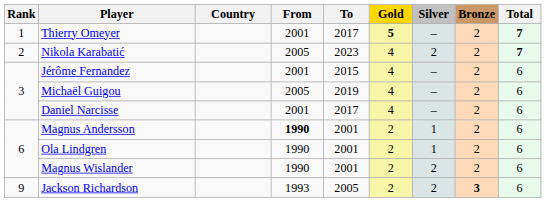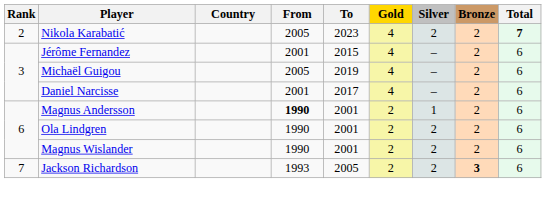- row: (81, 33)
(434, 149) 1 -> (434, 129) 2
(21, 187) 9 -> (21, 168) 7
